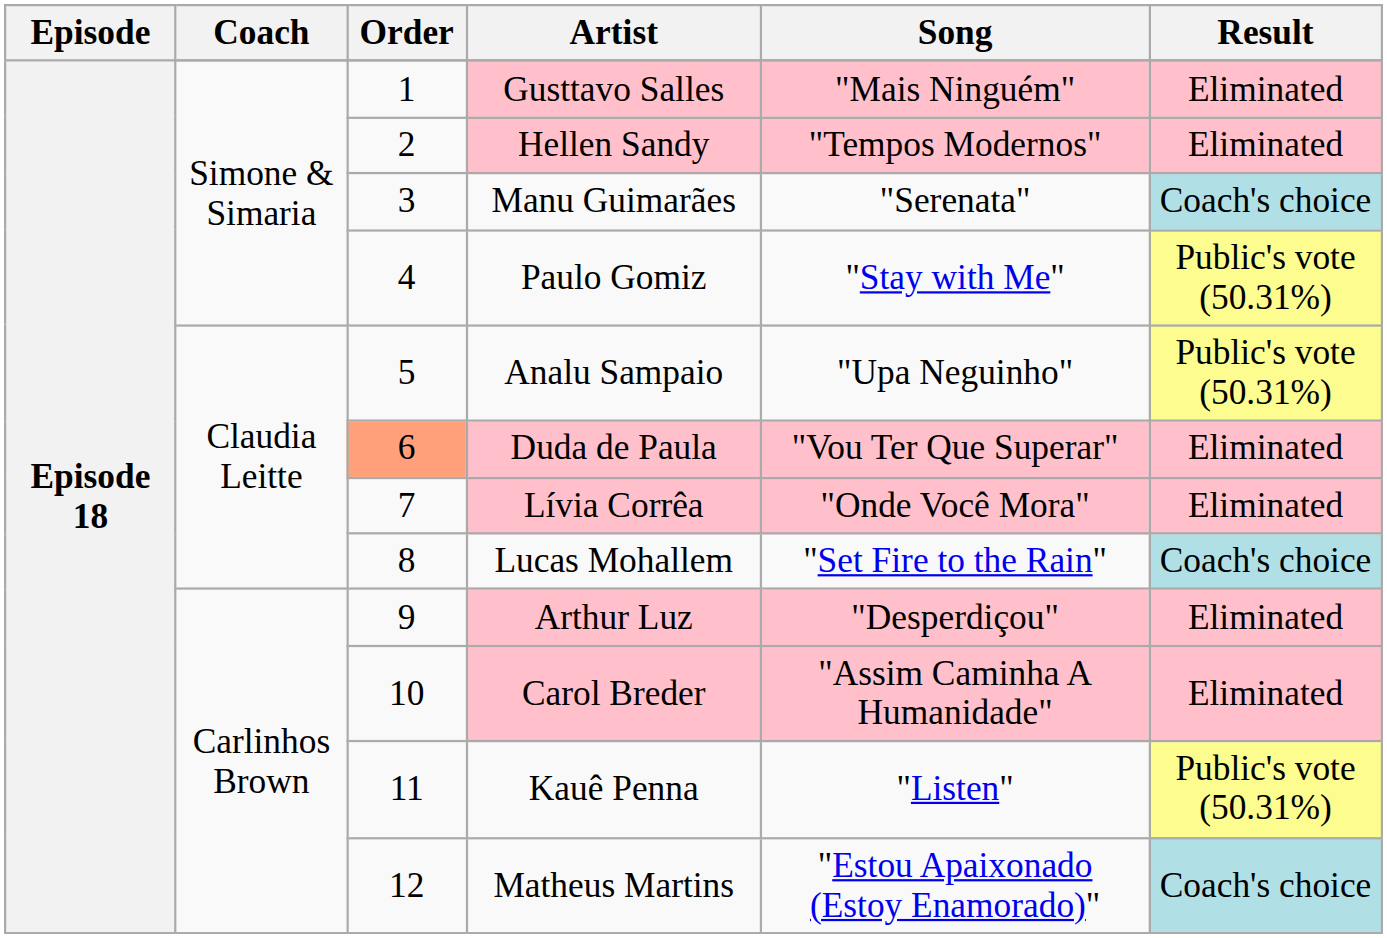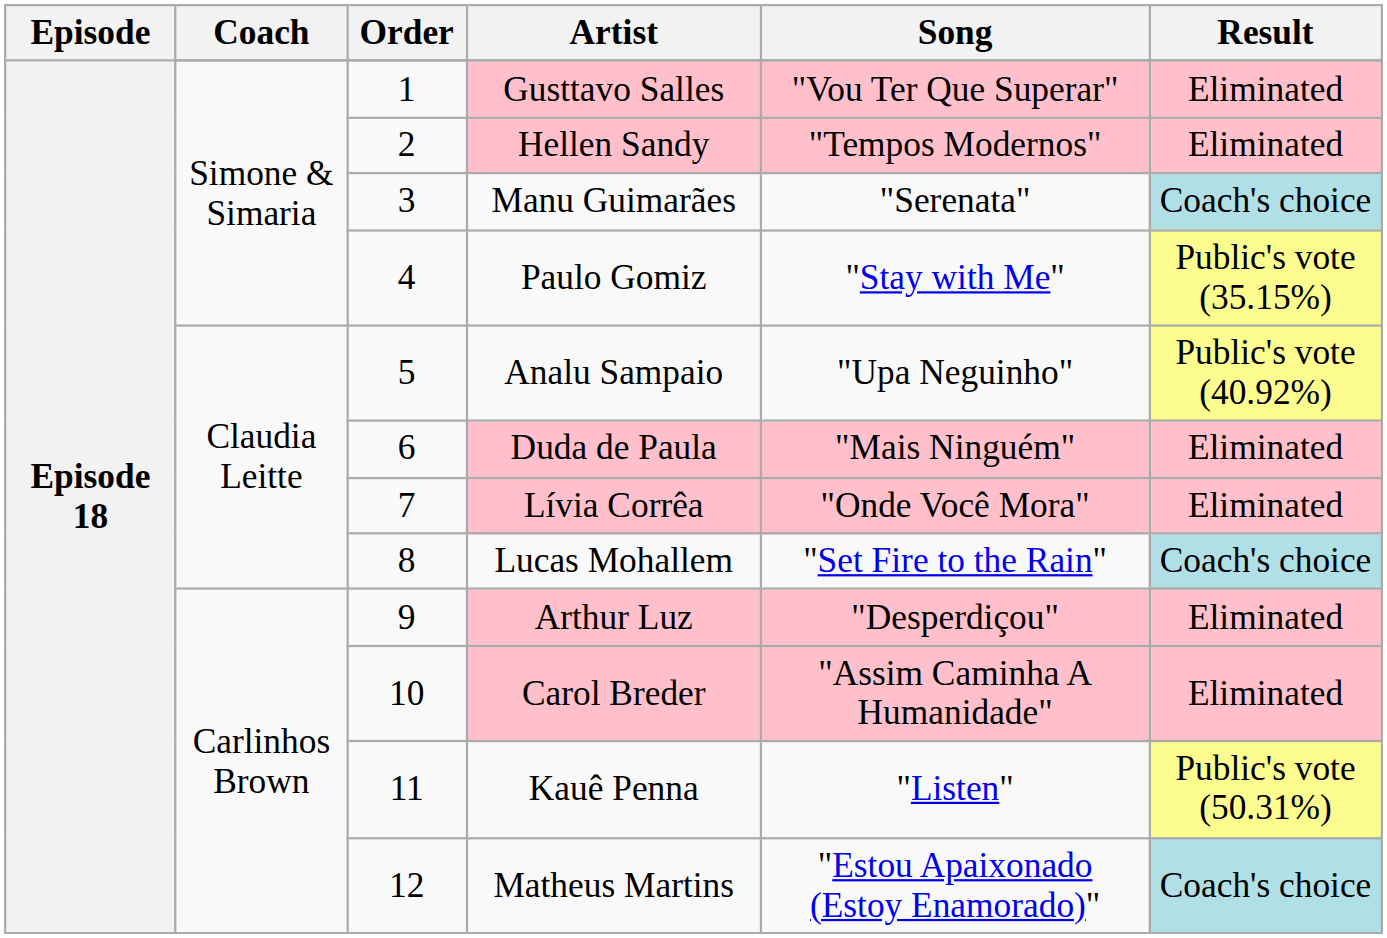(955, 88) "Mais Ninguém" -> (955, 88) "Vou Ter Que Superar"
(1266, 276) Public's vote (50.31%) -> (1266, 276) Public's vote (35.15%)
(1266, 372) Public's vote (50.31%) -> (1266, 372) Public's vote (40.92%)
(407, 448) lightsalmon background -> (407, 448) no background
(955, 448) "Vou Ter Que Superar" -> (955, 448) "Mais Ninguém"
